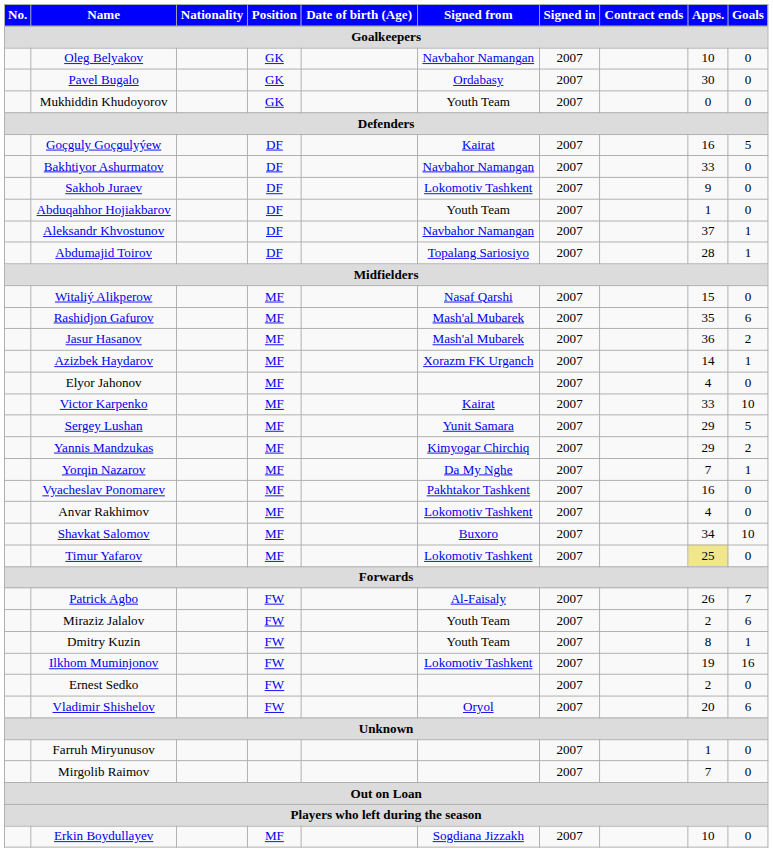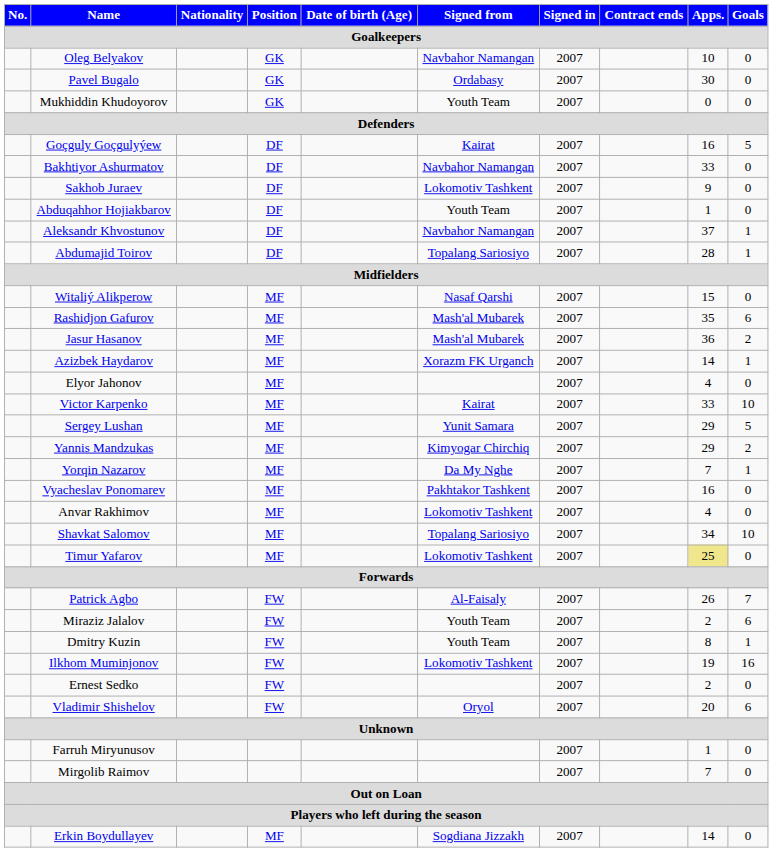(478, 534) Buxoro -> (478, 534) Topalang Sariosiyo
(708, 836) 10 -> (708, 836) 14
